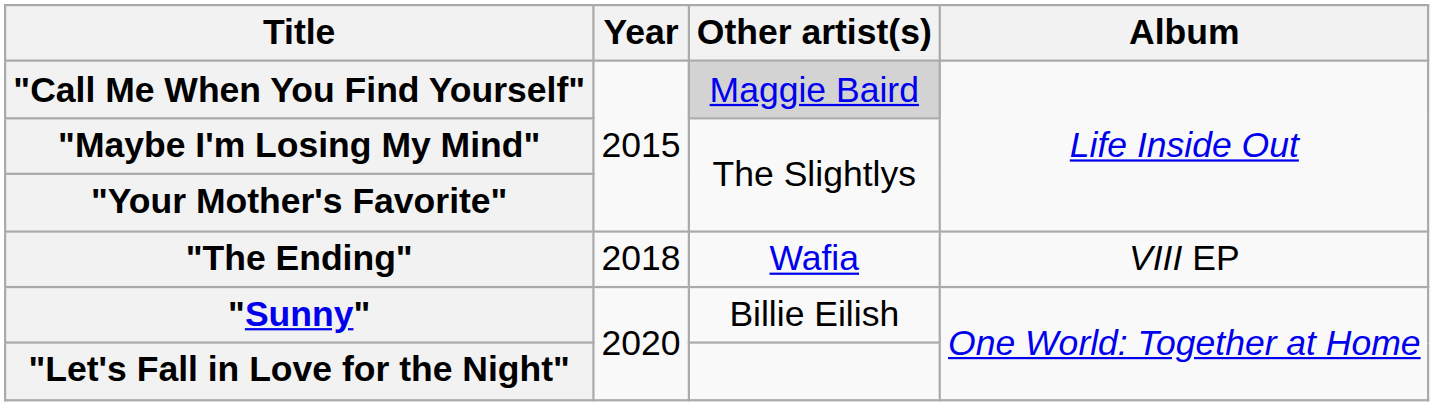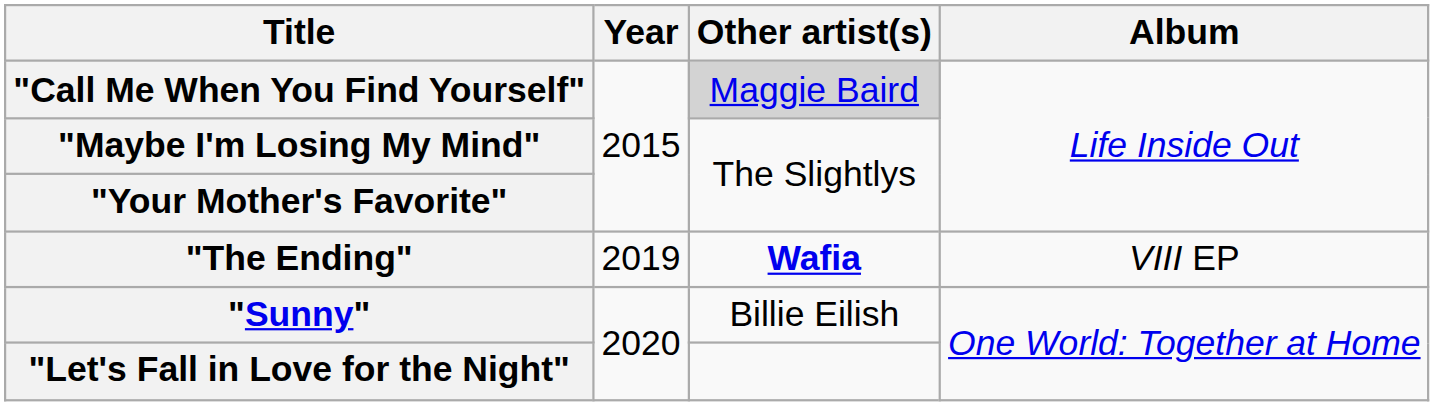(641, 257) 2018 -> (641, 257) 2019
(814, 257) normal -> (814, 257) bold
